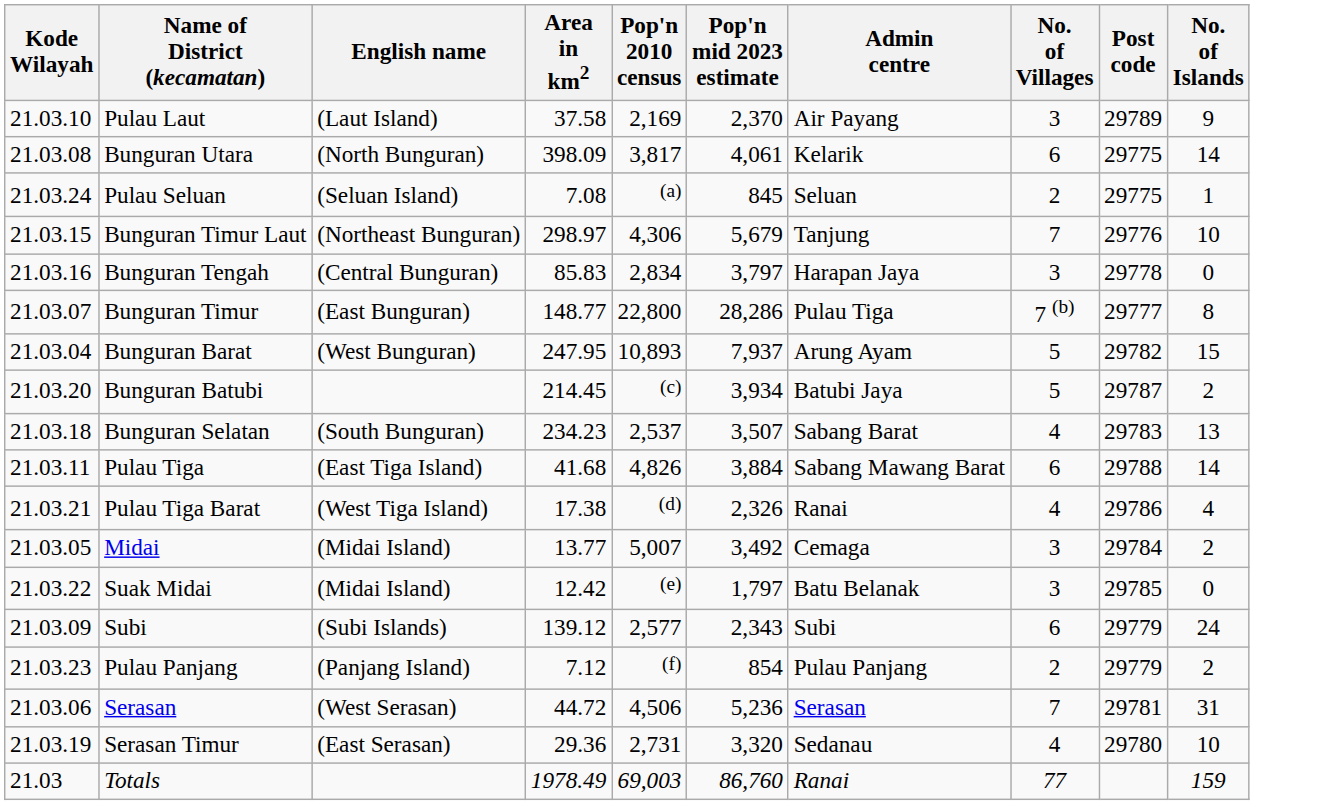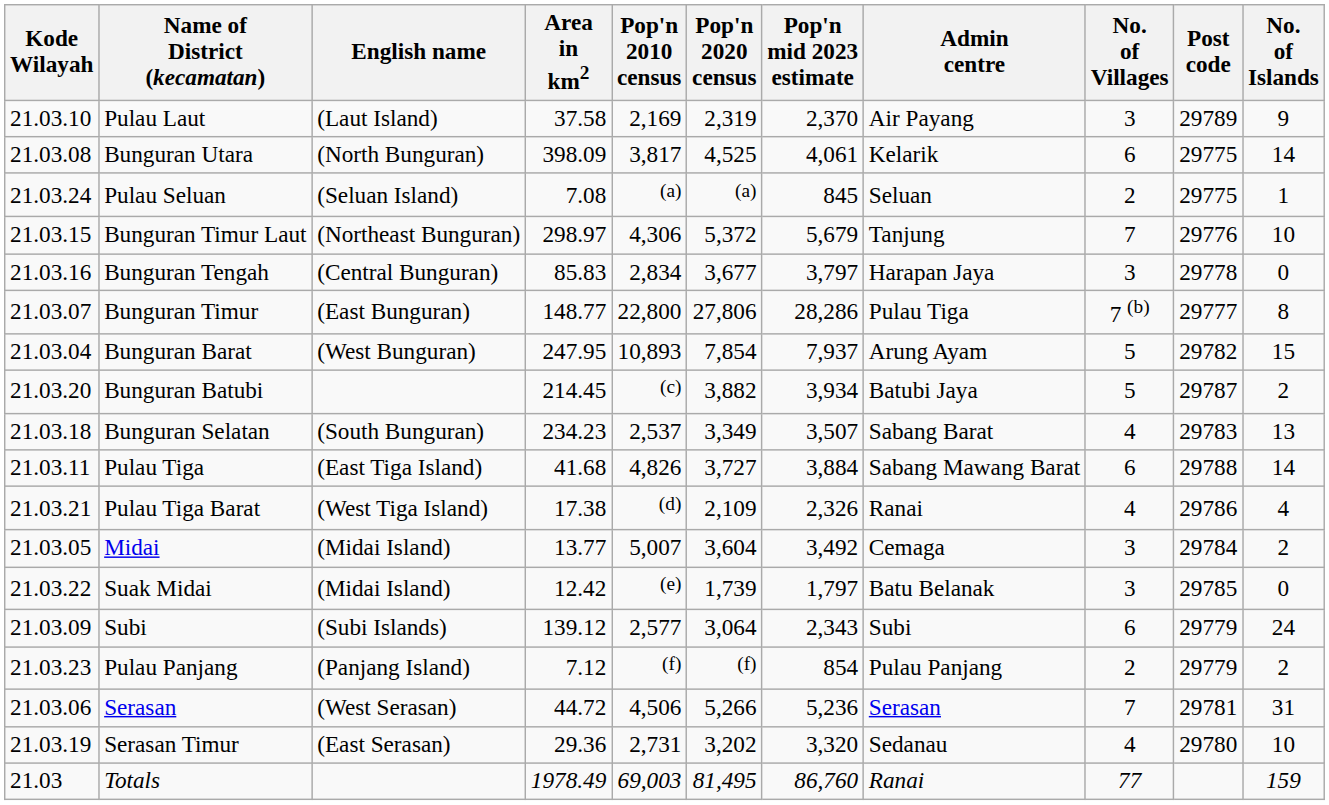+ column: (724, 52)
